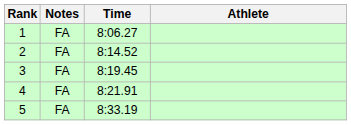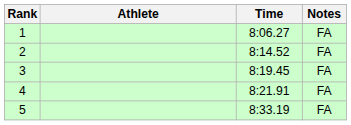columns swapped: (248, 14) <-> (62, 14)
